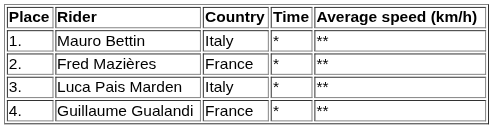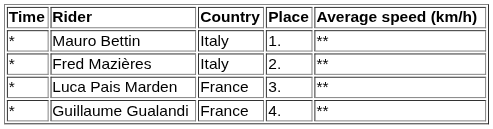columns swapped: (29, 17) <-> (291, 17)
(229, 64) France -> (215, 64) Italy
(219, 87) Italy -> (224, 87) France
